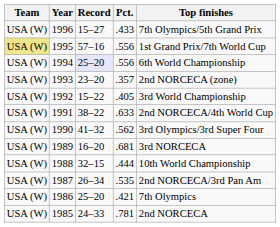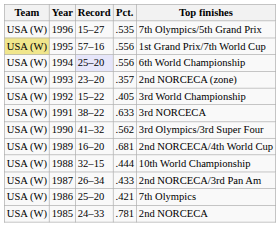(125, 29) .433 -> (125, 29) .535
(206, 113) 2nd NORCECA/4th World Cup -> (172, 113) 3rd NORCECA
(172, 146) 3rd NORCECA -> (206, 146) 2nd NORCECA/4th World Cup
(125, 180) .535 -> (125, 180) .433
